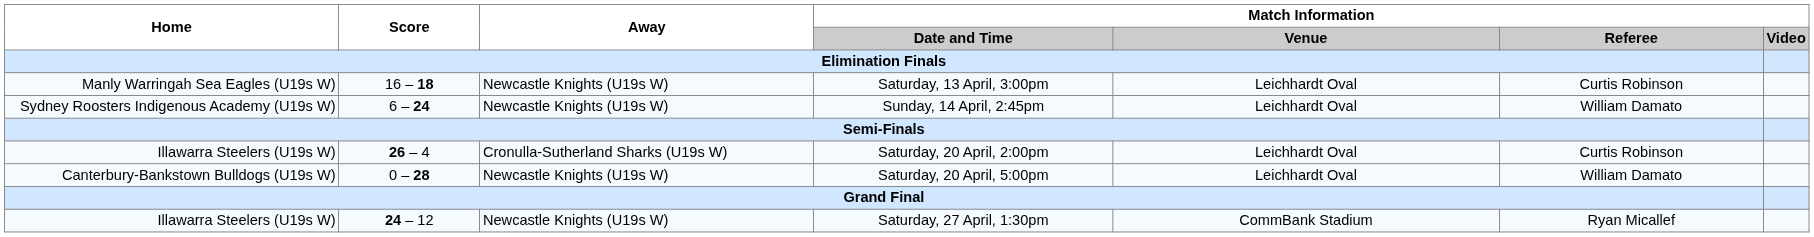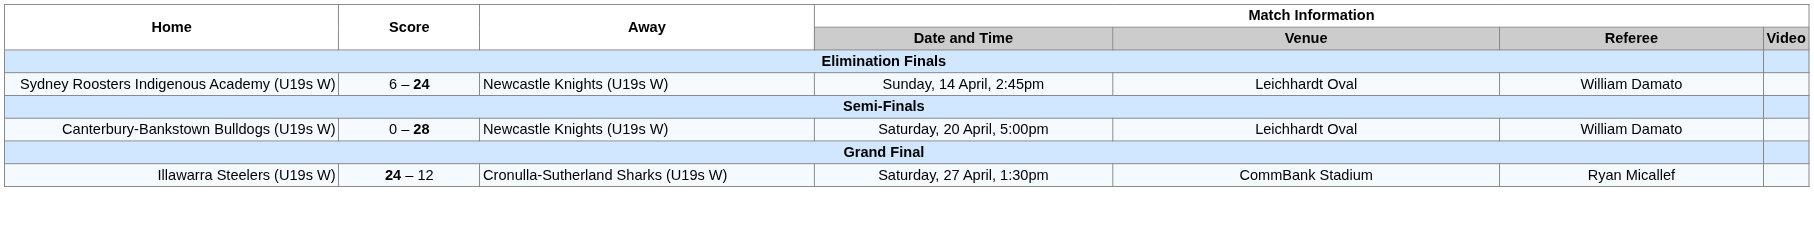- row: (963, 84)
- row: (963, 152)
(576, 220) Newcastle Knights (U19s W) -> (605, 175) Cronulla-Sutherland Sharks (U19s W)
